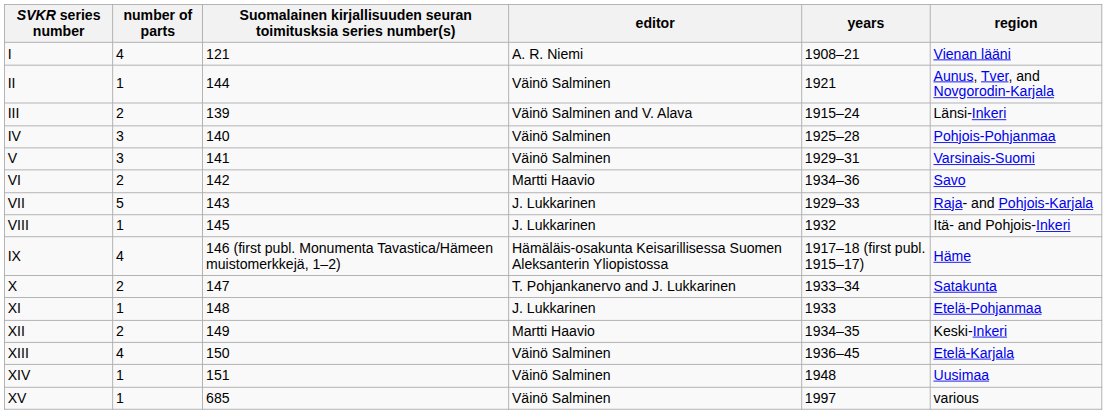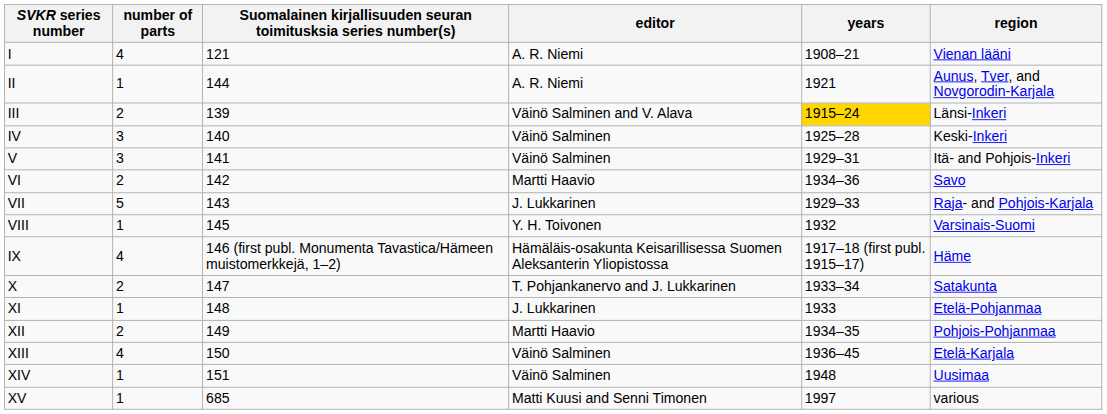(561, 84) Väinö Salminen -> (548, 84) A. R. Niemi
(832, 114) no background -> (832, 114) gold background
(995, 136) Pohjois-Pohjanmaa -> (970, 136) Keski-Inkeri
(984, 158) Varsinais-Suomi -> (1002, 158) Itä- and Pohjois-Inkeri
(554, 225) J. Lukkarinen -> (557, 225) Y. H. Toivonen
(1002, 225) Itä- and Pohjois-Inkeri -> (984, 225) Varsinais-Suomi
(970, 331) Keski-Inkeri -> (995, 331) Pohjois-Pohjanmaa
(561, 398) Väinö Salminen -> (609, 398) Matti Kuusi and Senni Timonen
